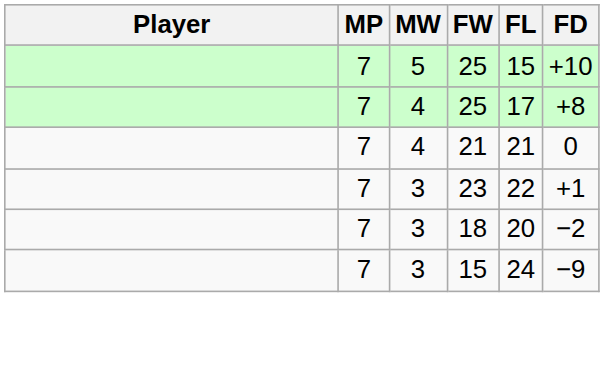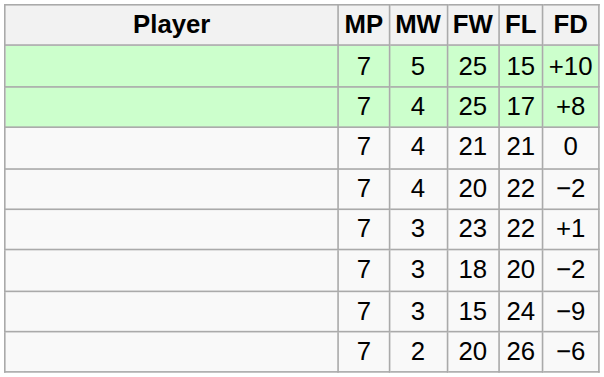+ row: (418, 188)
+ row: (418, 351)
